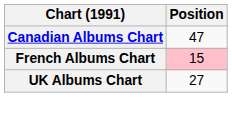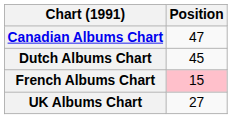+ row: (85, 59)
